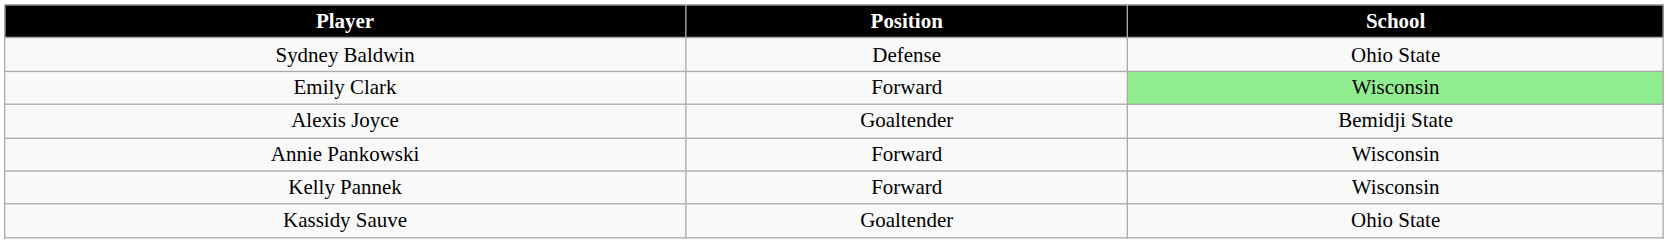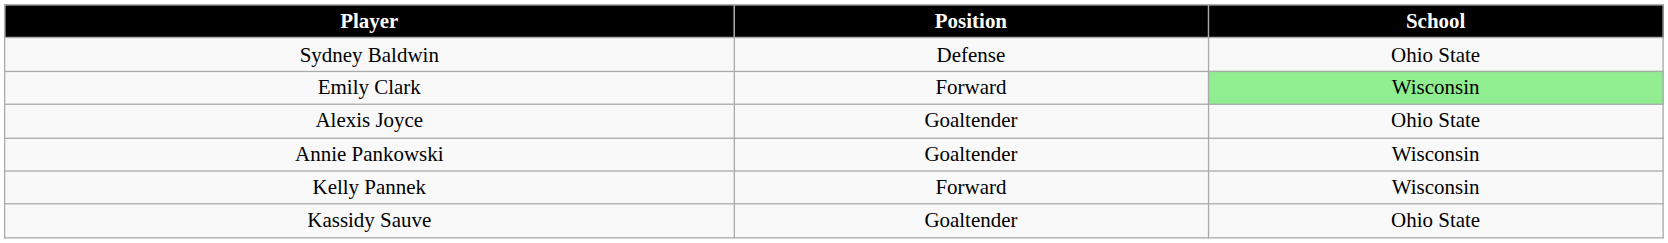(1396, 120) Bemidji State -> (1436, 120) Ohio State
(907, 154) Forward -> (971, 154) Goaltender
